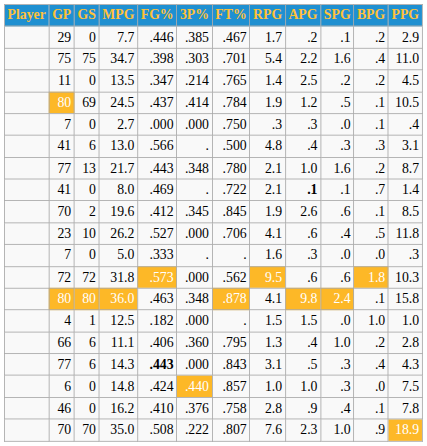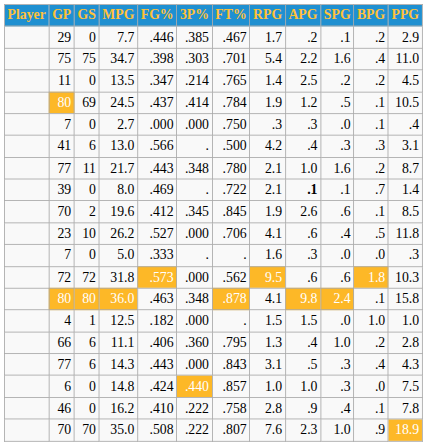(273, 146) 4.8 -> (273, 146) 4.2
(89, 168) 13 -> (89, 168) 11
(64, 189) 41 -> (64, 189) 39
(162, 364) bold -> (162, 364) normal
(197, 408) .376 -> (197, 408) .222
